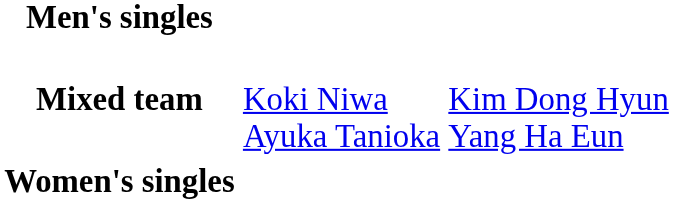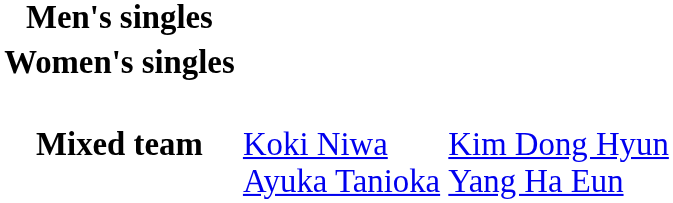rows swapped: (119, 181) <-> (119, 99)
